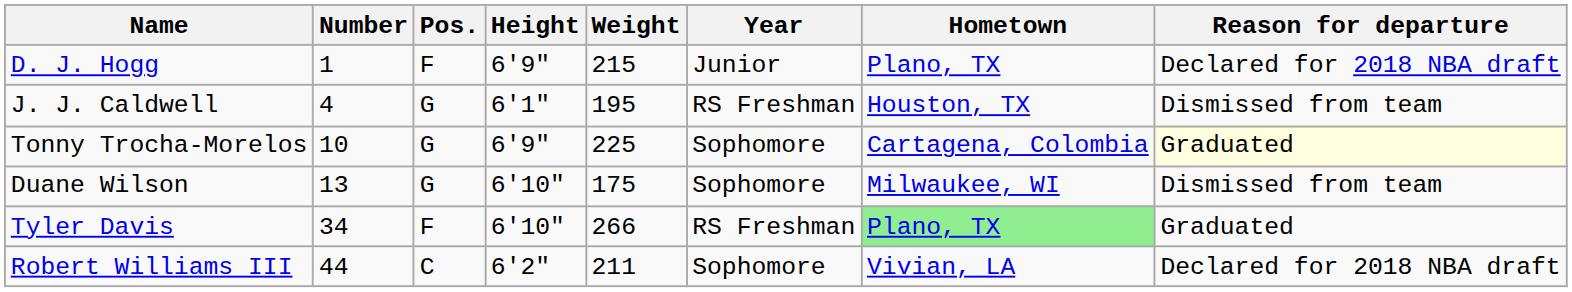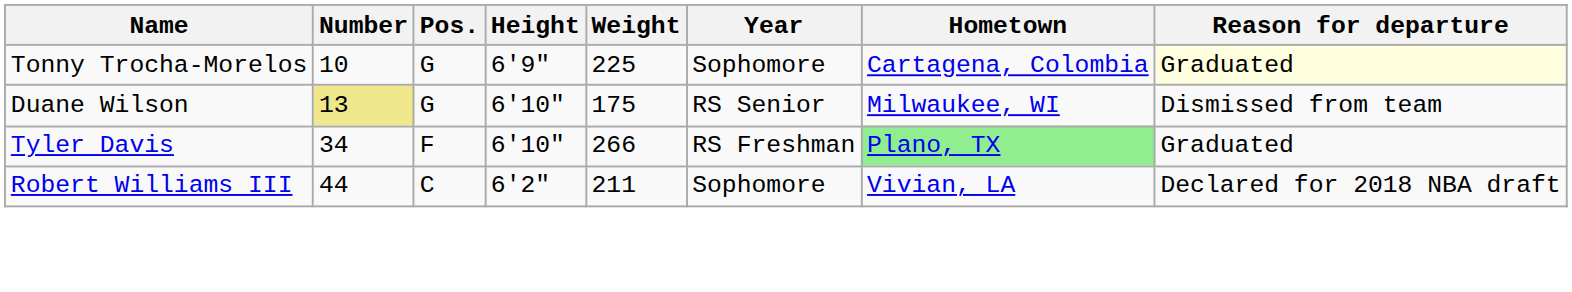- row: (85, 65)
- row: (115, 106)
(334, 186) no background -> (334, 106) khaki background
(759, 186) Sophomore -> (759, 106) RS Senior
